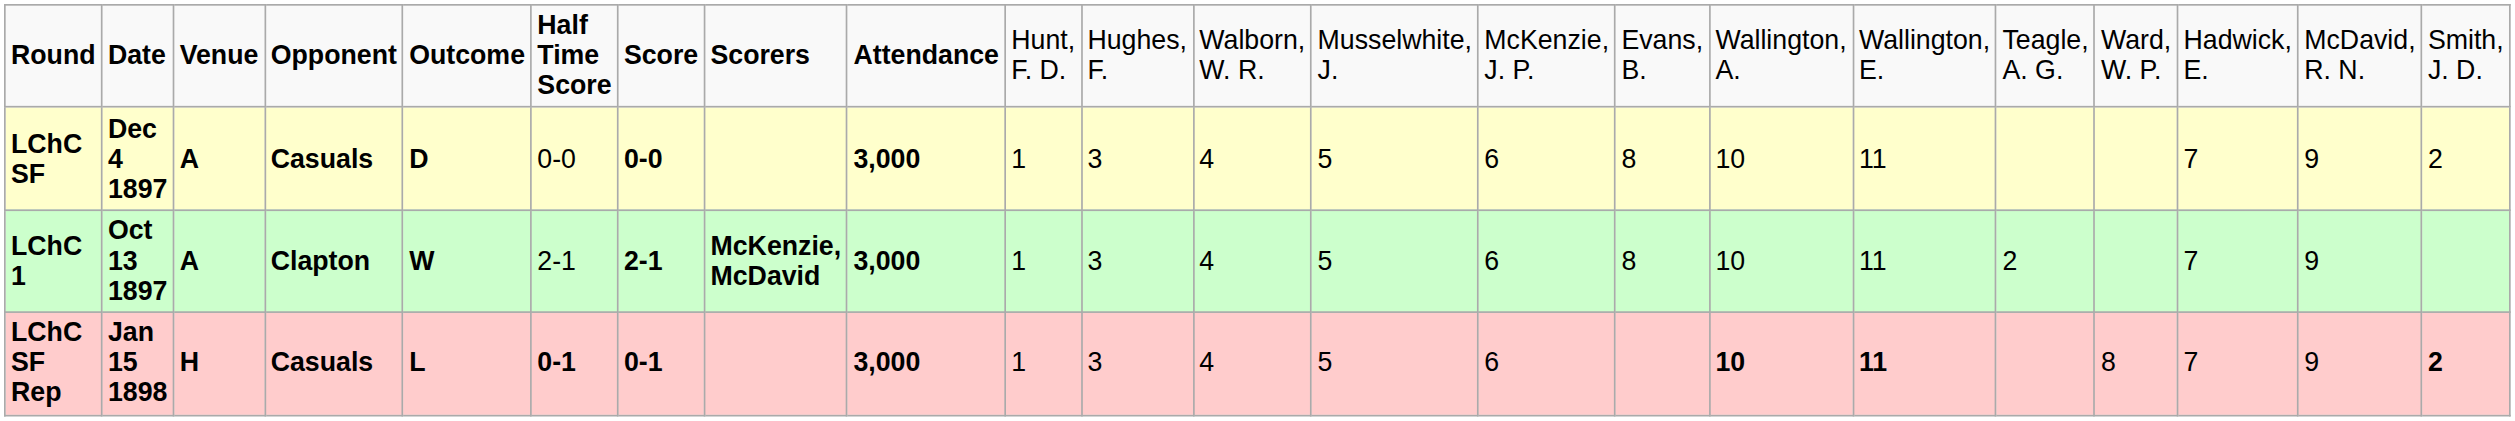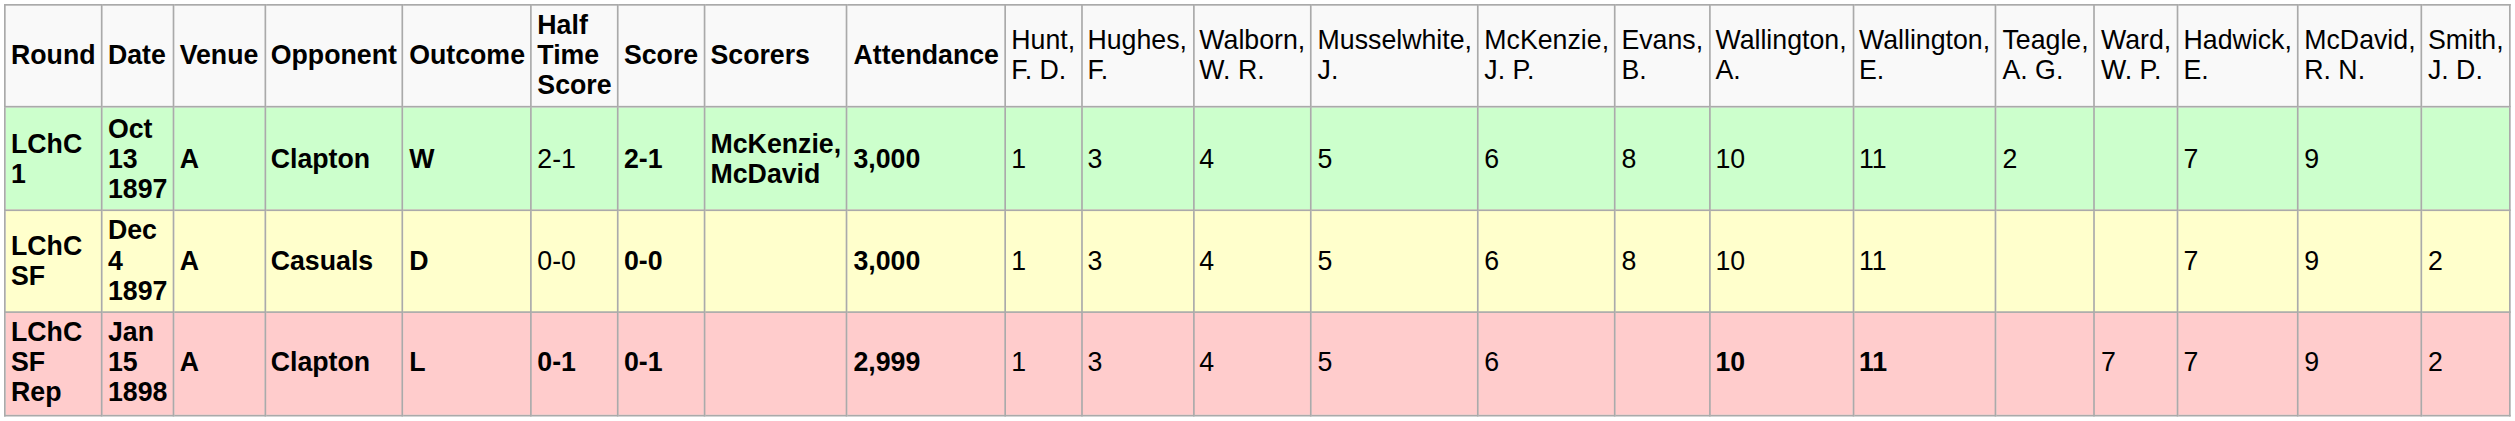rows swapped: (47, 260) <-> (47, 158)
(189, 363) H -> (189, 363) A
(322, 363) Casuals -> (320, 363) Clapton
(887, 363) 3,000 -> (887, 363) 2,999
(2108, 363) 8 -> (2108, 363) 7
(2435, 363) bold -> (2435, 363) normal
